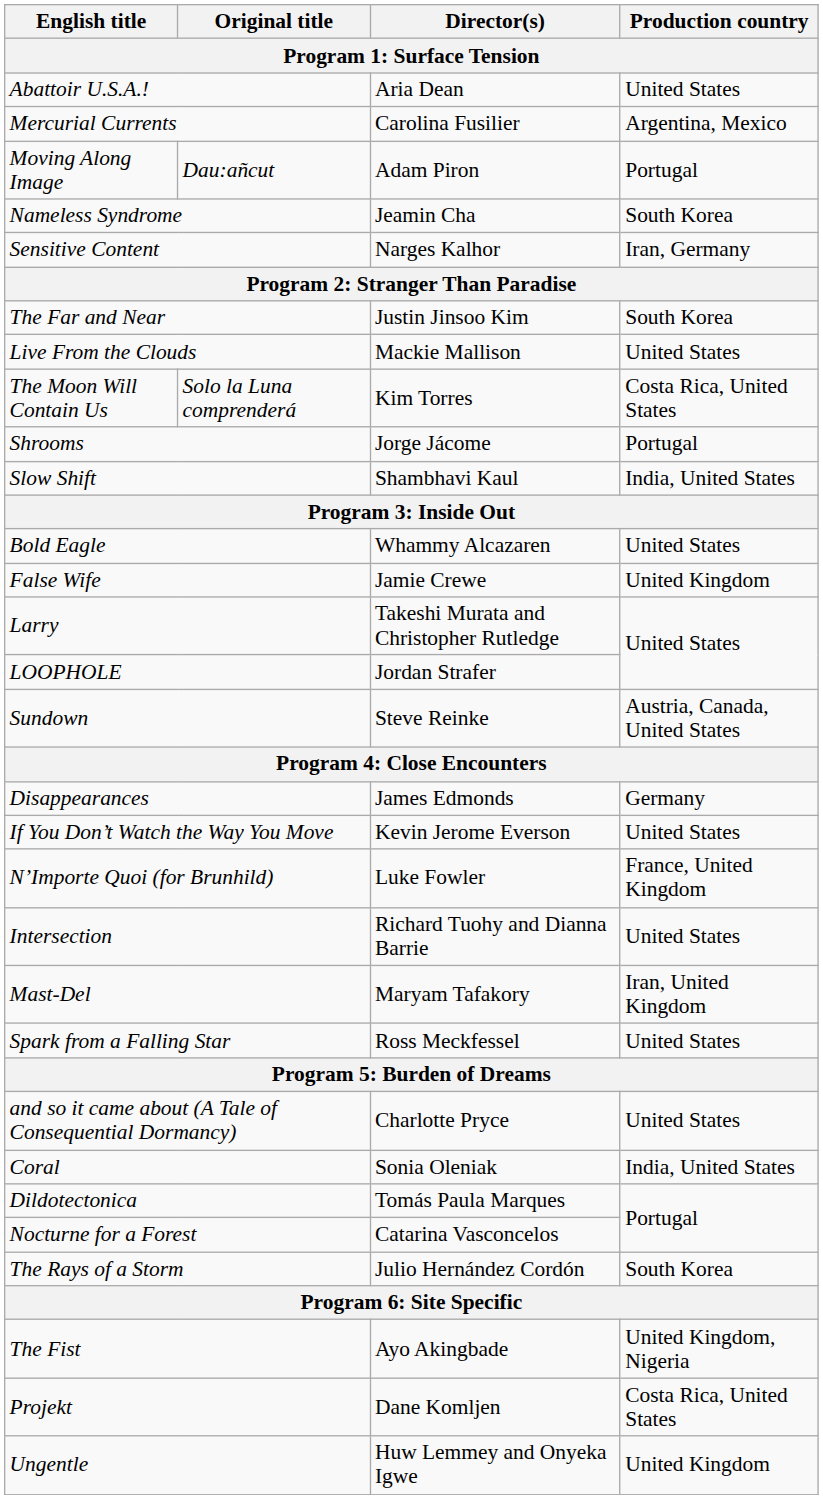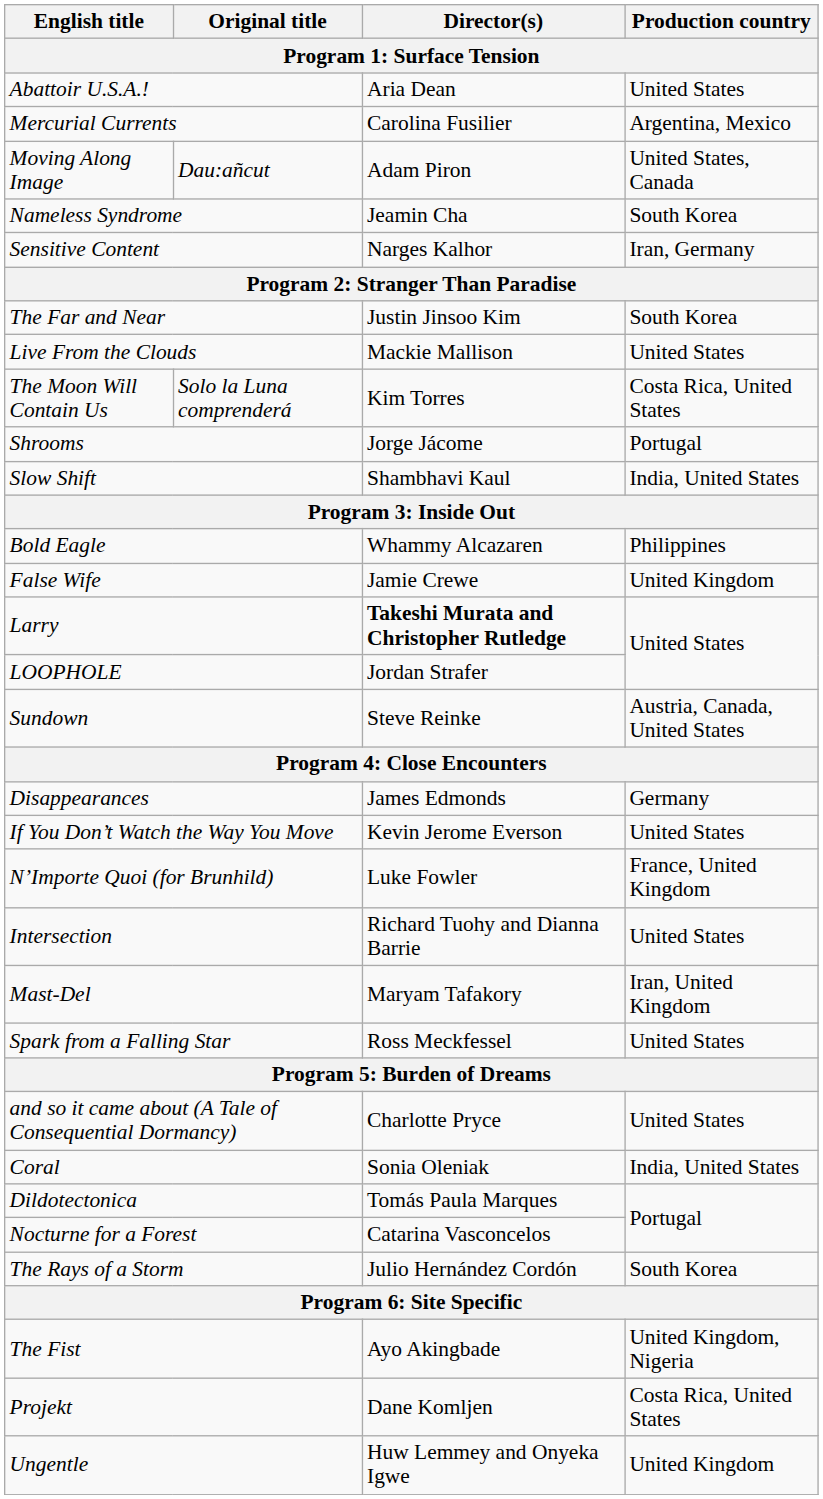(662, 169) Portugal -> (690, 169) United States, Canada
(683, 545) United States -> (678, 545) Philippines
(467, 625) normal -> (467, 625) bold
